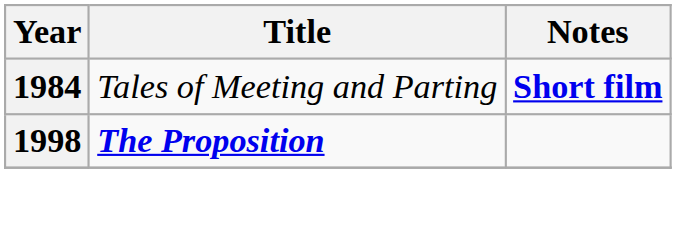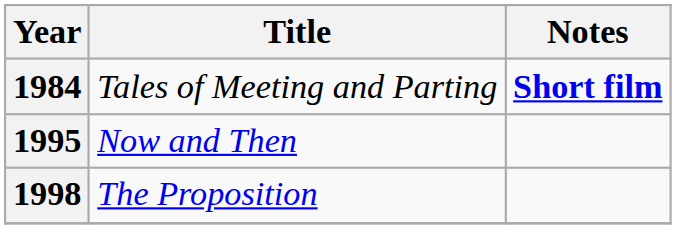+ row: (47, 140)
(211, 140) bold -> (207, 194) normal
